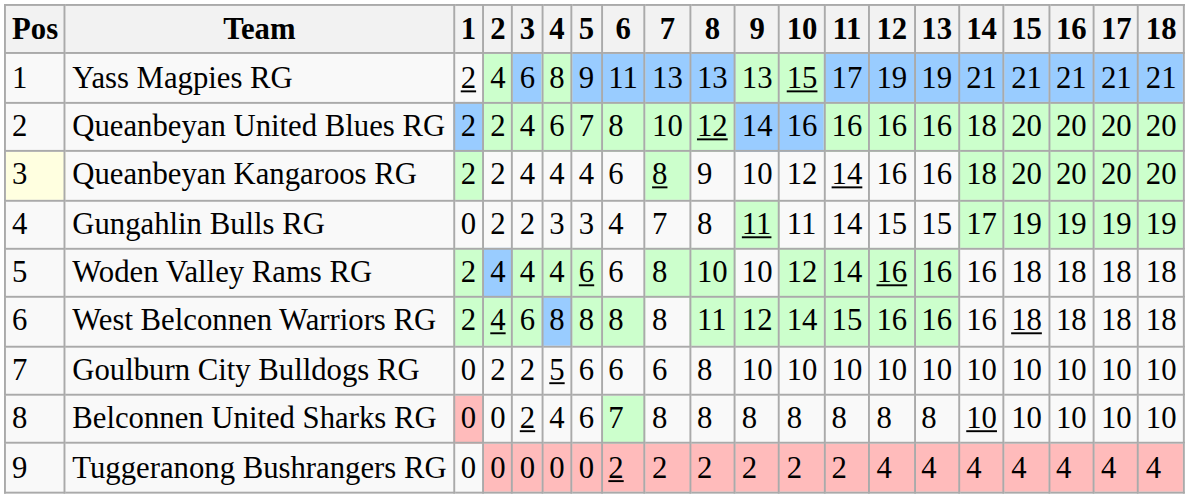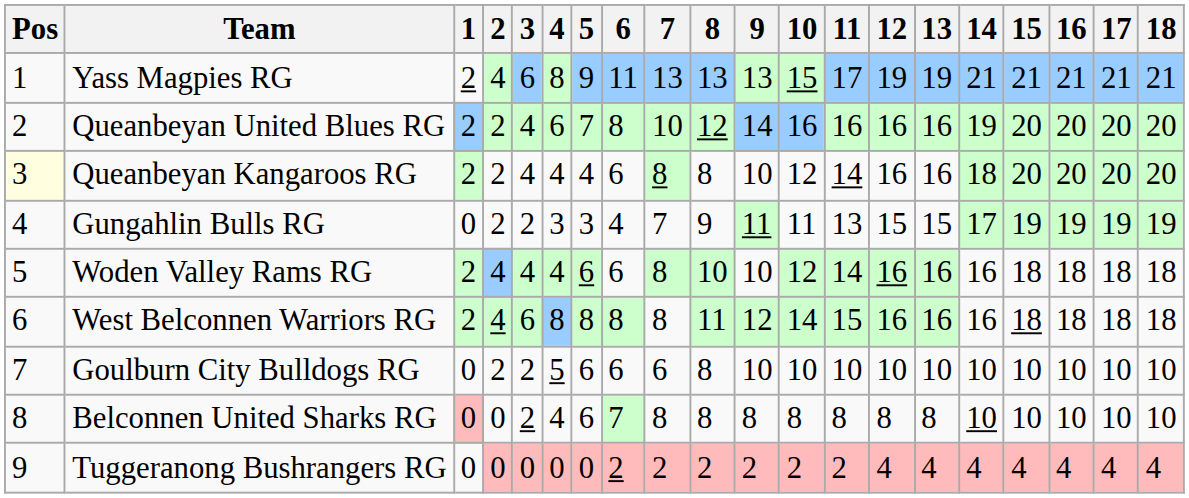(982, 126) 18 -> (982, 126) 19
(705, 175) 9 -> (705, 175) 8
(705, 223) 8 -> (705, 223) 9
(847, 223) 14 -> (847, 223) 13
